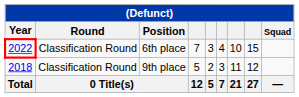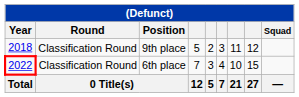rows swapped: (164, 67) <-> (164, 49)
